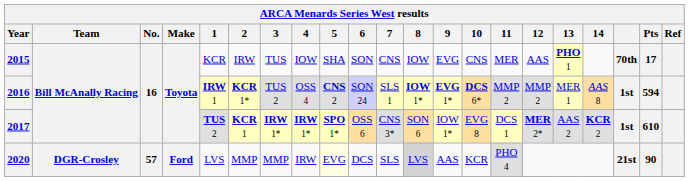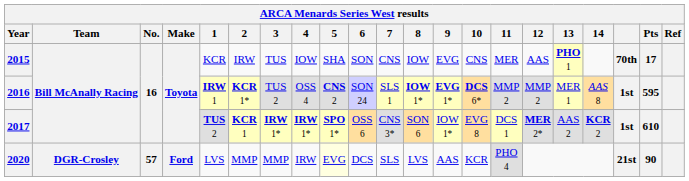(651, 93) 594 -> (651, 93) 595
(418, 159) lightgrey background -> (418, 159) no background
